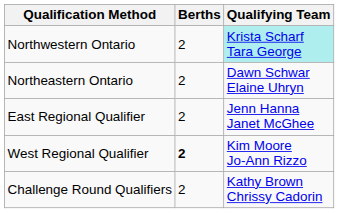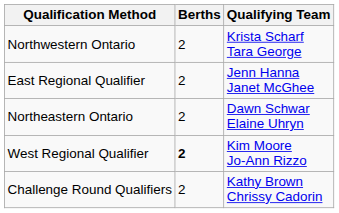(265, 44) paleturquoise background -> (265, 44) no background
rows swapped: (70, 80) <-> (76, 116)
